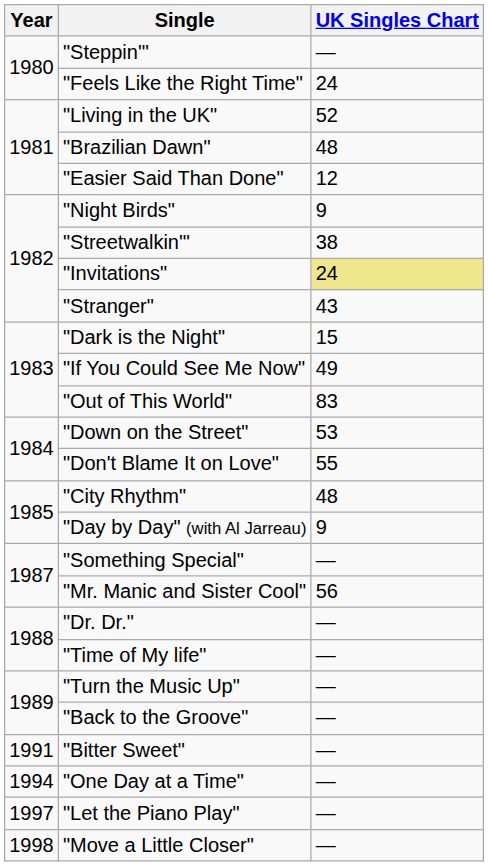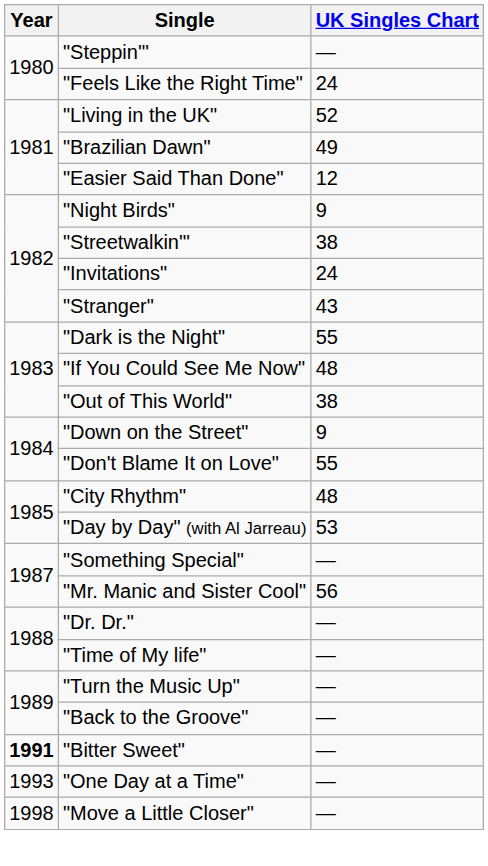(327, 147) 48 -> (327, 147) 49
(327, 274) khaki background -> (327, 274) no background
(327, 337) 15 -> (327, 337) 55
(327, 369) 49 -> (327, 369) 48
(327, 400) 83 -> (327, 400) 38
(327, 432) 53 -> (321, 432) 9
(321, 527) 9 -> (327, 527) 53
(31, 749) normal -> (31, 749) bold
(31, 781) 1994 -> (31, 781) 1993
- row: (151, 813)
